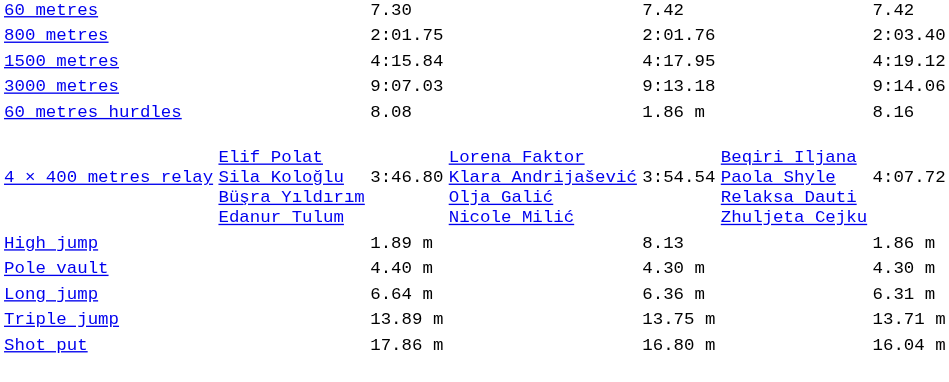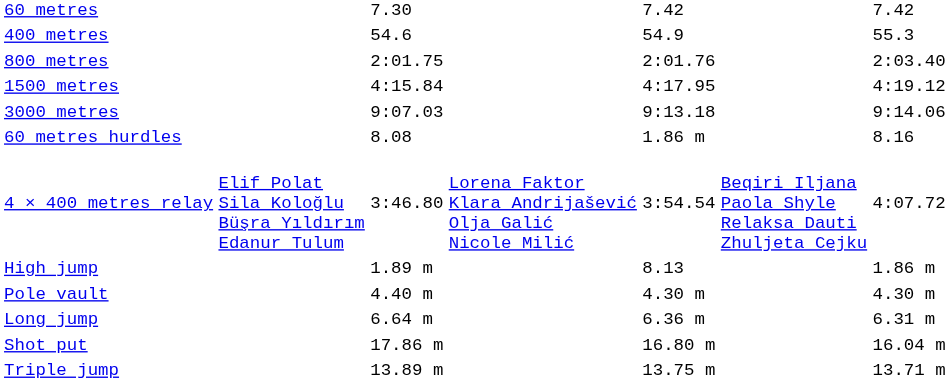+ row: (56, 36)
rows swapped: (62, 320) <-> (46, 345)
